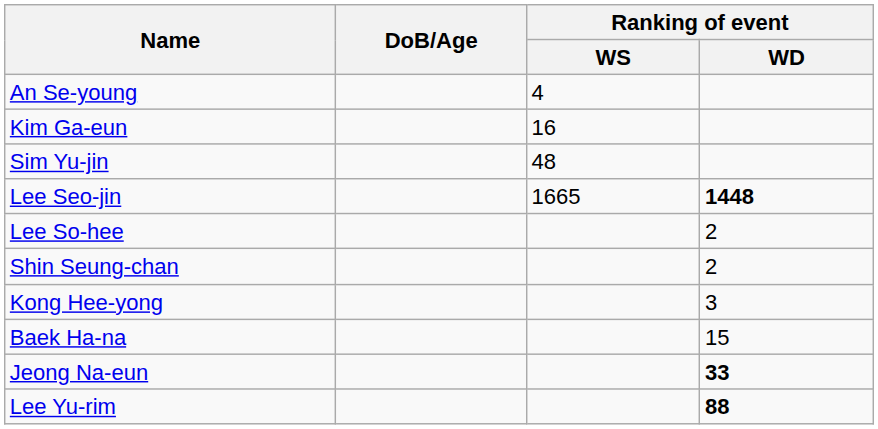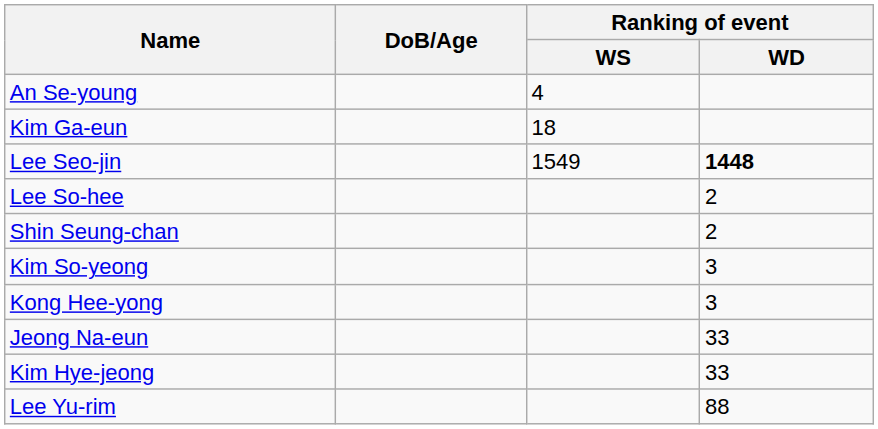(544, 127) 16 -> (544, 127) 18
- row: (59, 162)
(556, 197) 1665 -> (556, 162) 1549
+ row: (79, 267)
- row: (68, 336)
(717, 371) bold -> (717, 336) normal
+ row: (82, 371)
(717, 406) bold -> (717, 406) normal
